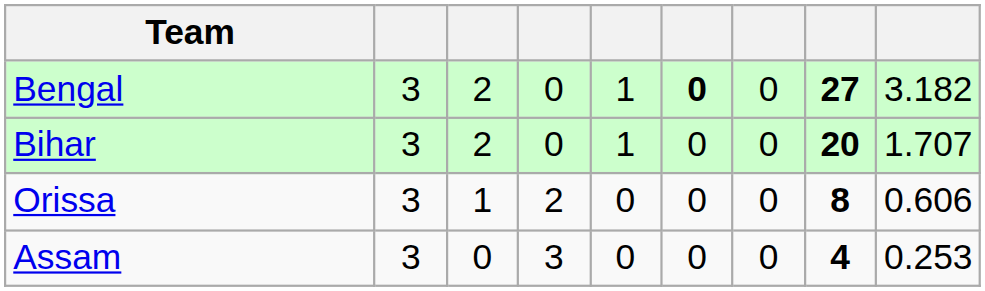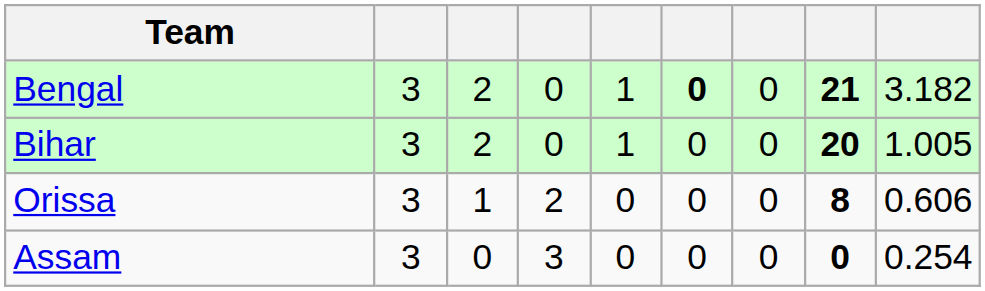(840, 88) 27 -> (840, 88) 21
(928, 144) 1.707 -> (928, 144) 1.005
(840, 256) 4 -> (840, 256) 0
(928, 256) 0.253 -> (928, 256) 0.254
